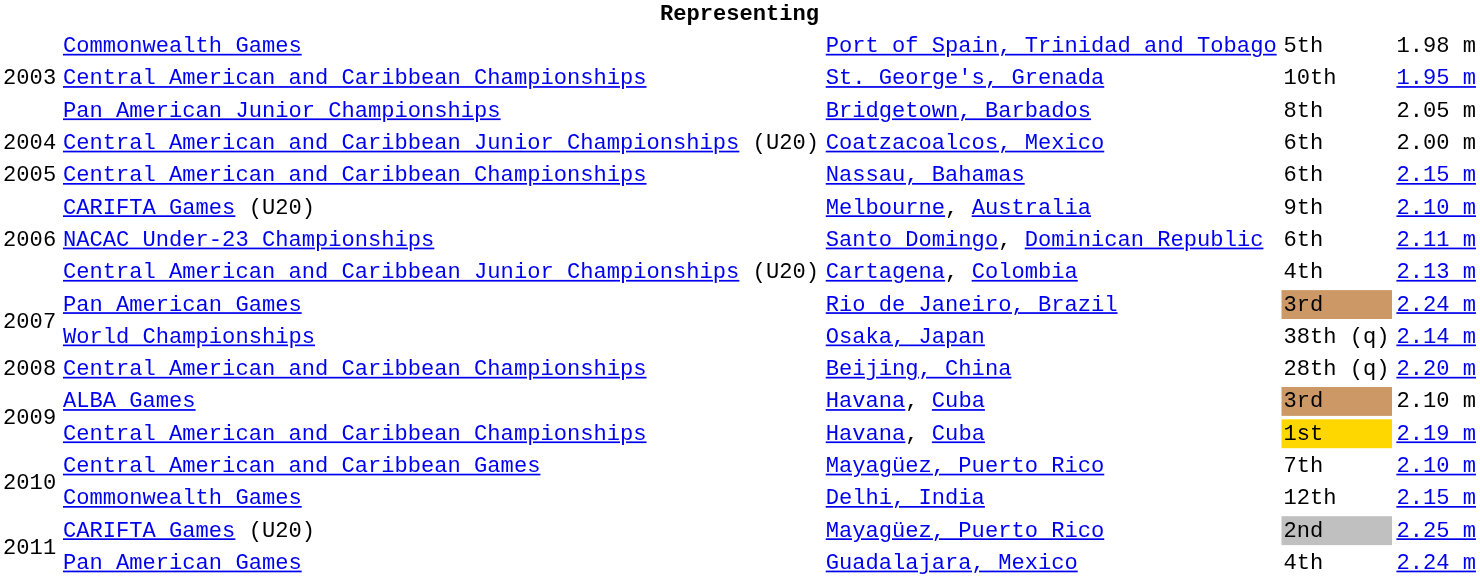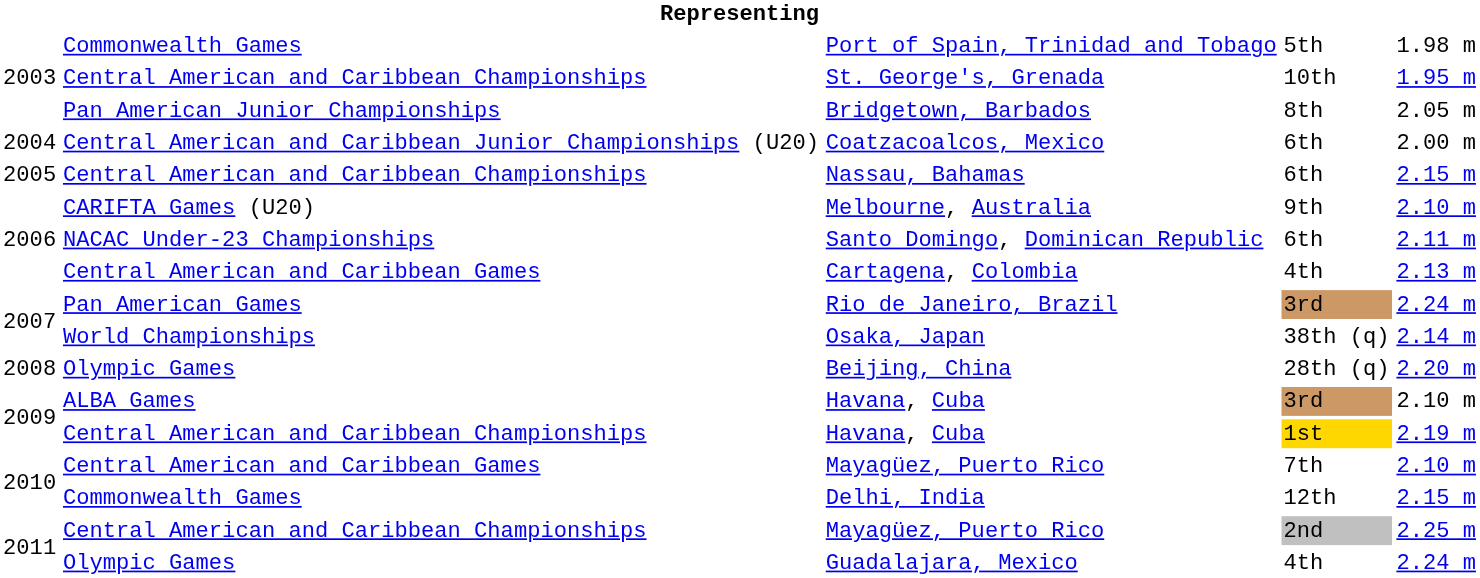(441, 272) Central American and Caribbean Junior Championships (U20) -> (302, 272) Central American and Caribbean Games
(355, 369) Central American and Caribbean Championships -> (149, 369) Olympic Games
(189, 531) CARIFTA Games (U20) -> (355, 531) Central American and Caribbean Championships
(182, 563) Pan American Games -> (149, 563) Olympic Games
